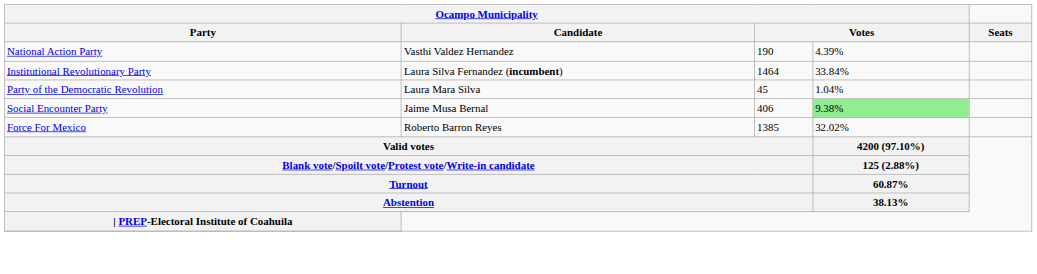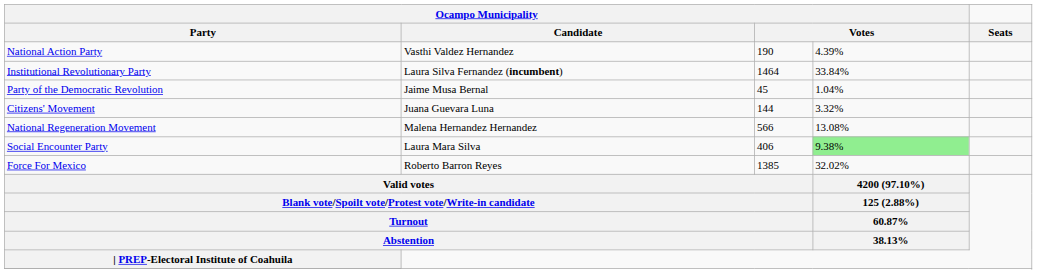(442, 89) Laura Mara Silva -> (446, 89) Jaime Musa Bernal
+ row: (51, 108)
+ row: (81, 127)
(446, 108) Jaime Musa Bernal -> (442, 146) Laura Mara Silva
